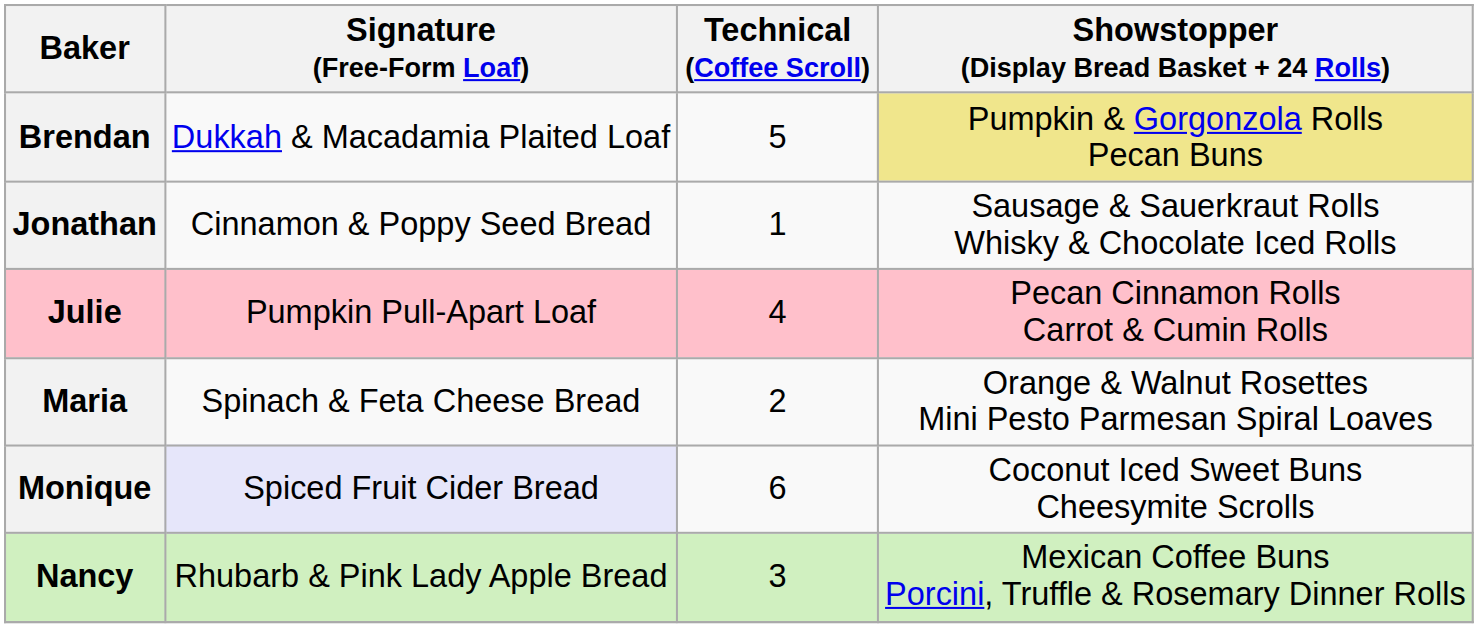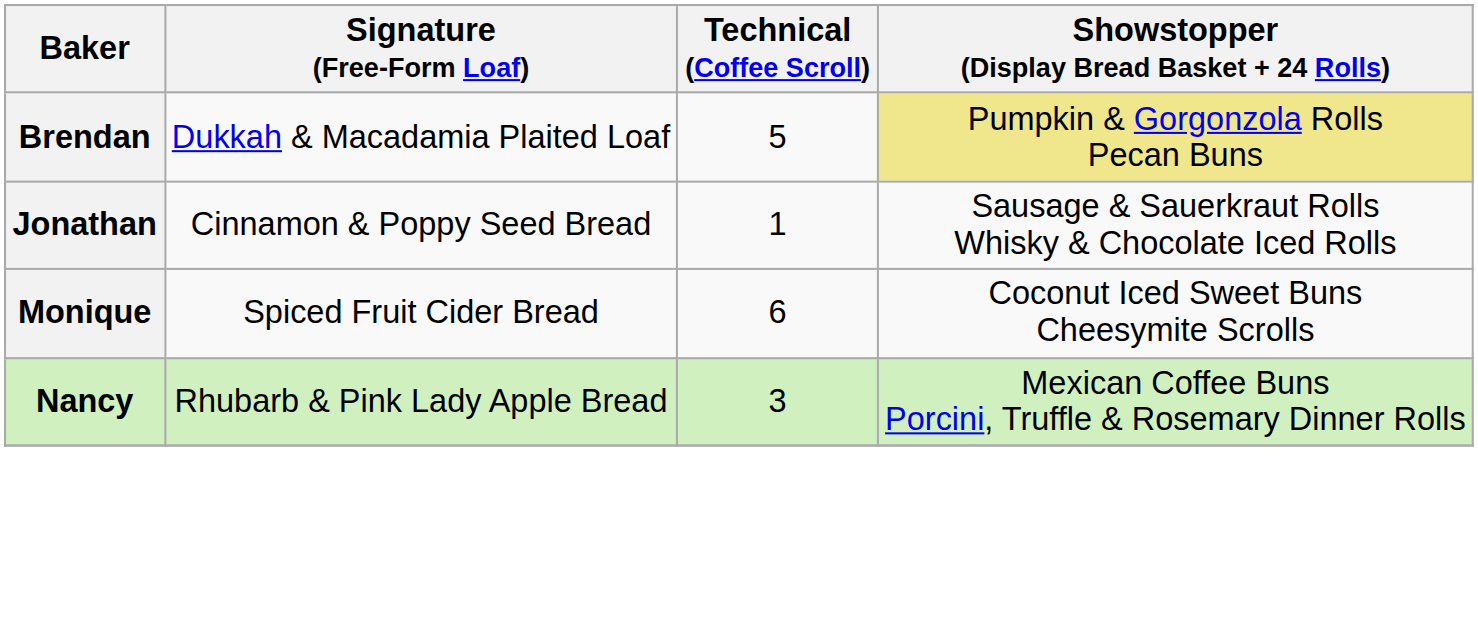- row: (85, 312)
- row: (85, 400)
(421, 488) lavender background -> (421, 312) no background
